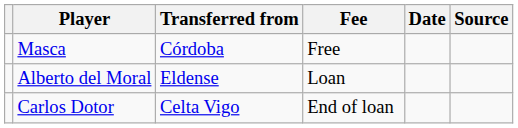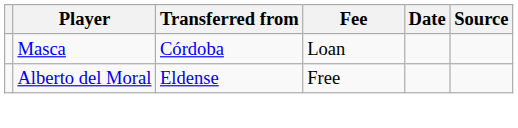(324, 48) Free -> (326, 48) Loan
(326, 78) Loan -> (324, 78) Free
- row: (66, 107)
